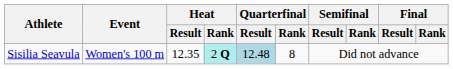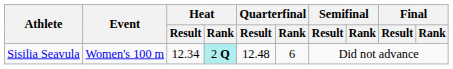(186, 54) 12.35 -> (186, 54) 12.34
(256, 54) lightblue background -> (256, 54) no background
(292, 54) 8 -> (292, 54) 6
